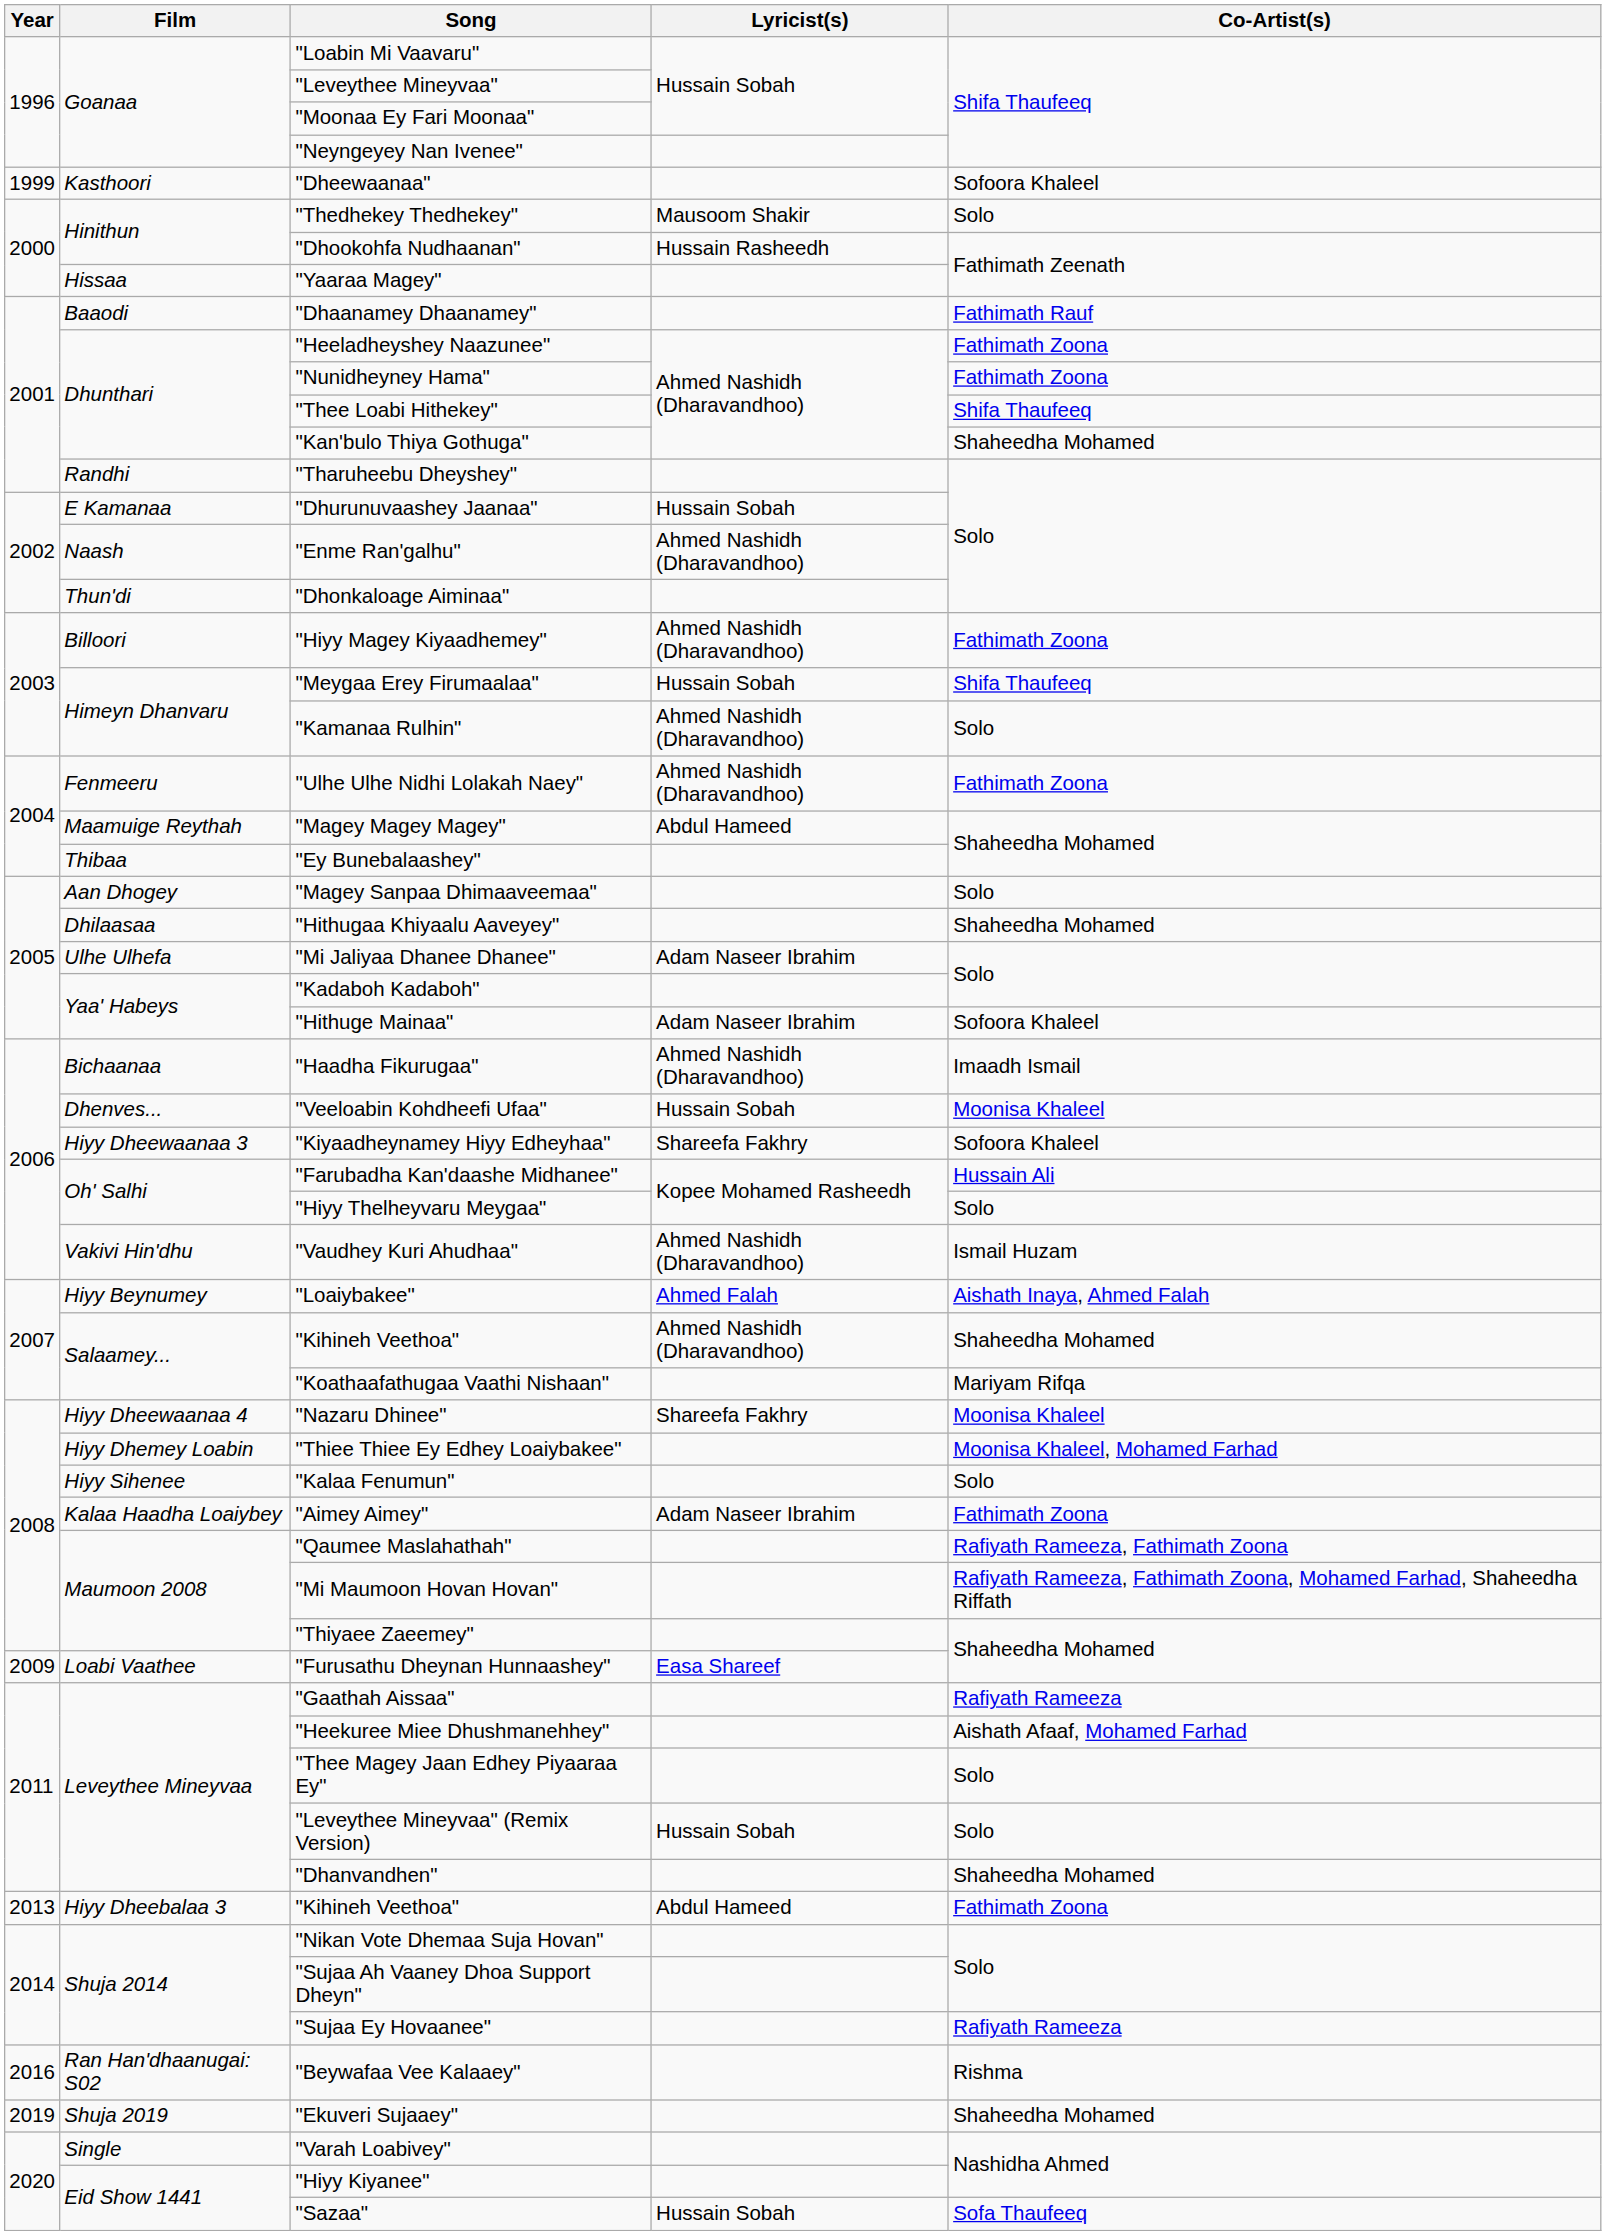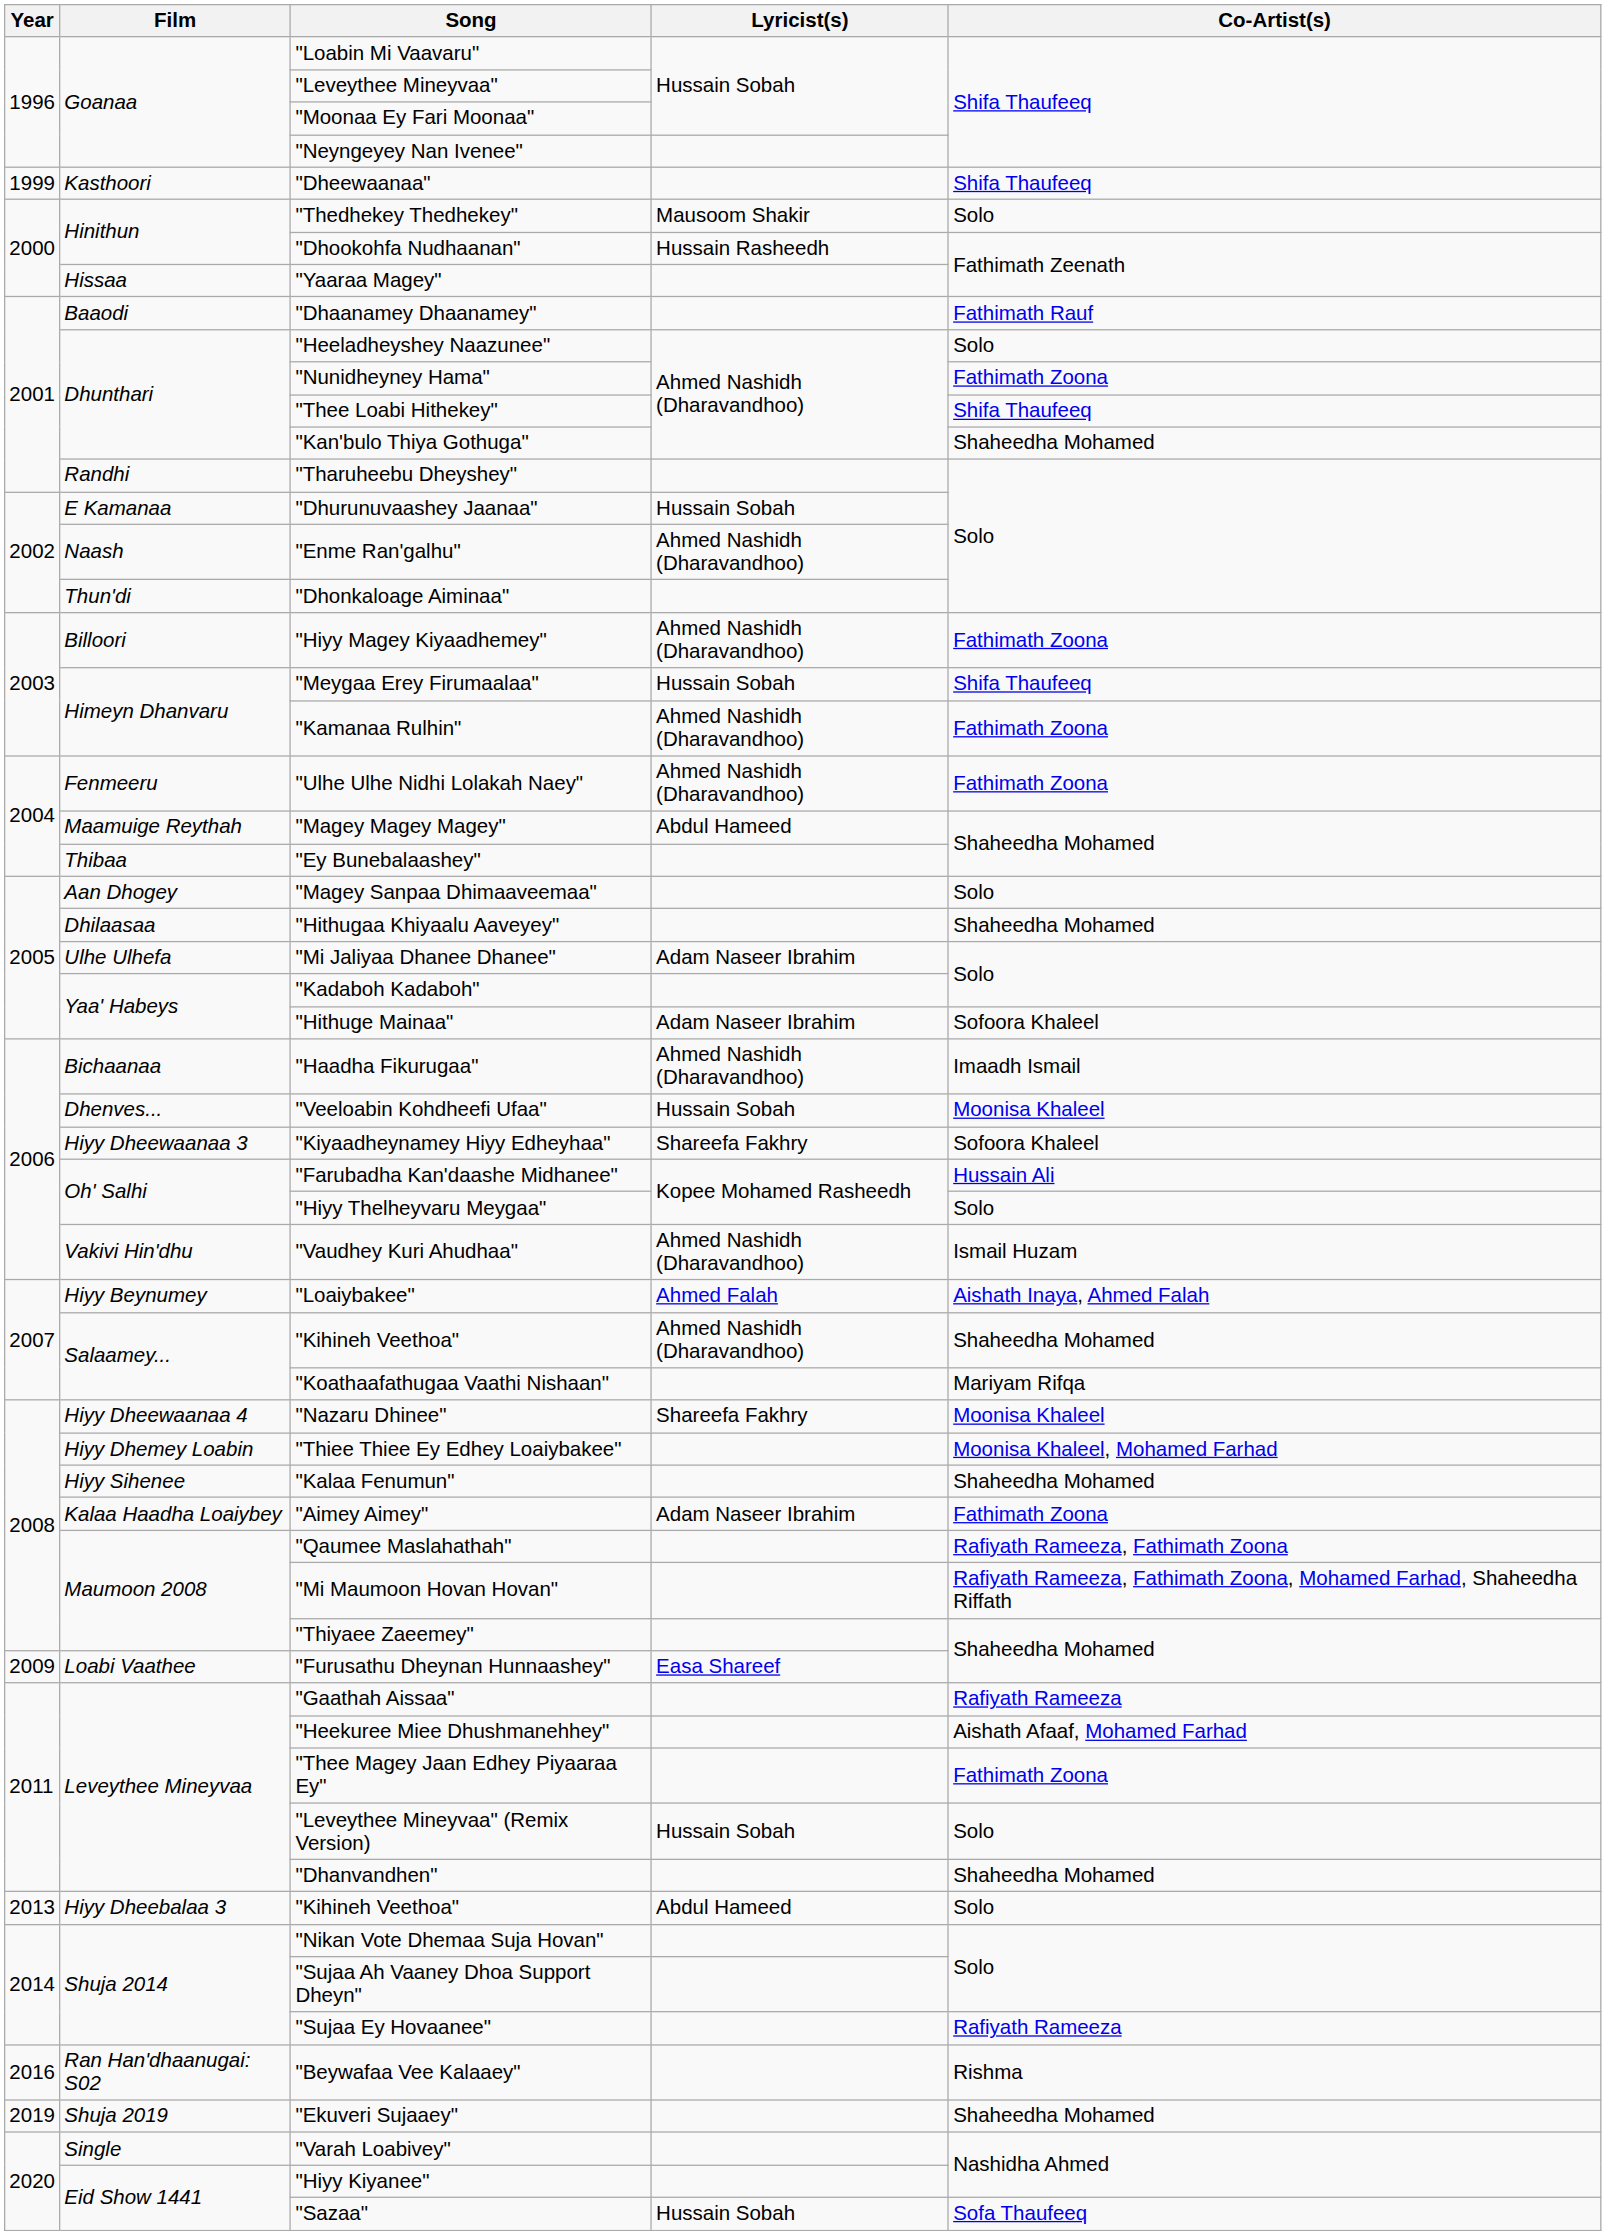(1026, 183) Sofoora Khaleel -> (1022, 183) Shifa Thaufeeq
(1031, 345) Fathimath Zoona -> (974, 345) Solo
(974, 727) Solo -> (1031, 727) Fathimath Zoona
(974, 1481) Solo -> (1054, 1481) Shaheedha Mohamed
(974, 1775) Solo -> (1031, 1775) Fathimath Zoona
(1031, 1907) Fathimath Zoona -> (974, 1907) Solo
